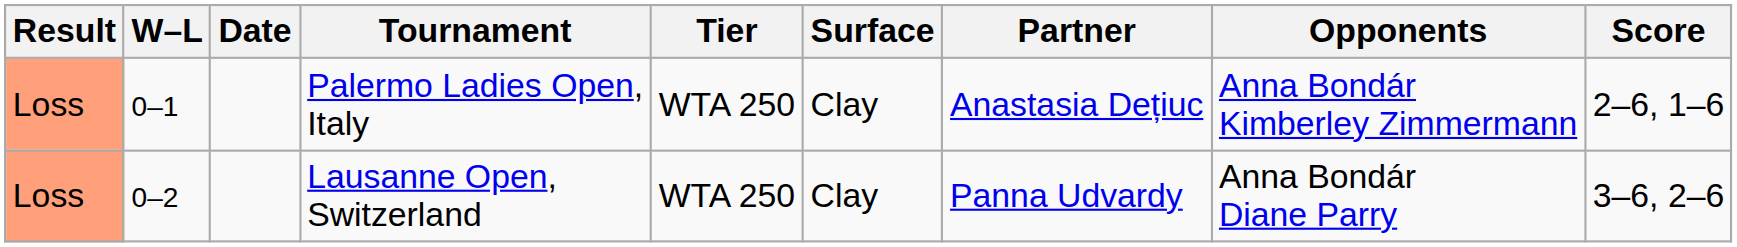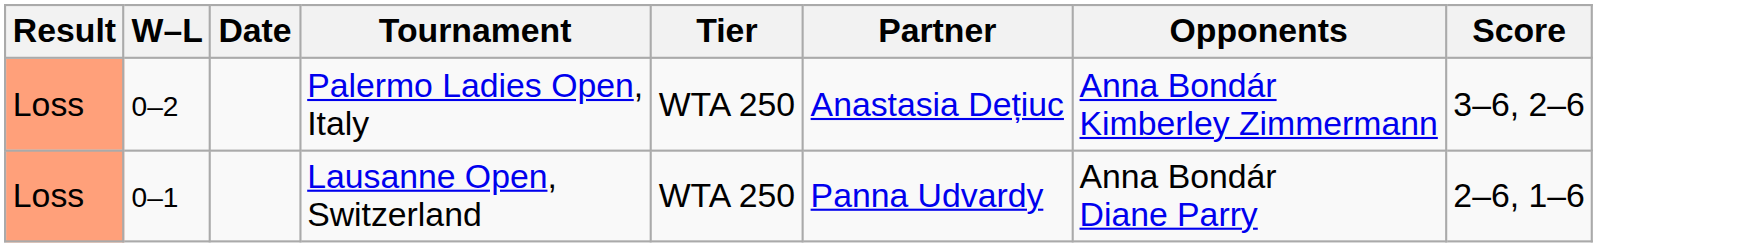- column: (873, 31)
(155, 105) 0–1 -> (155, 105) 0–2
(1659, 103) 2–6, 1–6 -> (1519, 103) 3–6, 2–6
(155, 197) 0–2 -> (155, 197) 0–1
(1659, 195) 3–6, 2–6 -> (1519, 195) 2–6, 1–6
